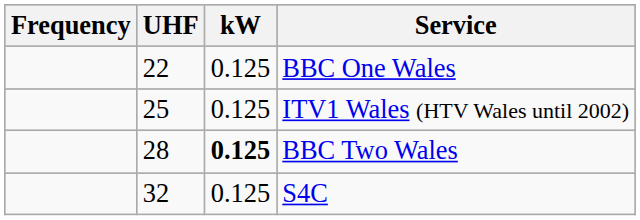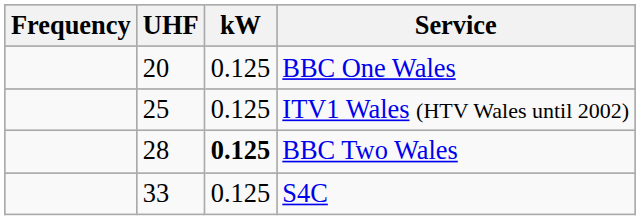(156, 67) 22 -> (156, 67) 20
(156, 192) 32 -> (156, 192) 33
